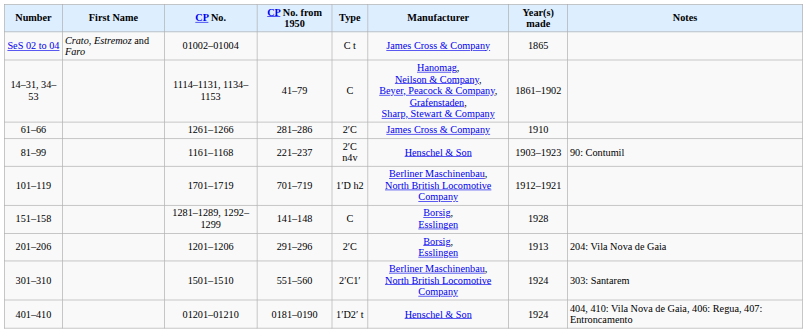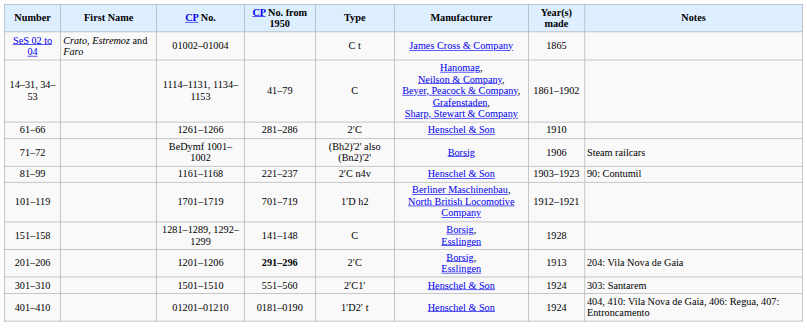(438, 130) James Cross & Company -> (461, 130) Henschel & Son
+ row: (33, 152)
(295, 247) normal -> (280, 263) bold
(438, 280) Berliner Maschinenbau, North British Locomotive Company -> (461, 285) Henschel & Son
